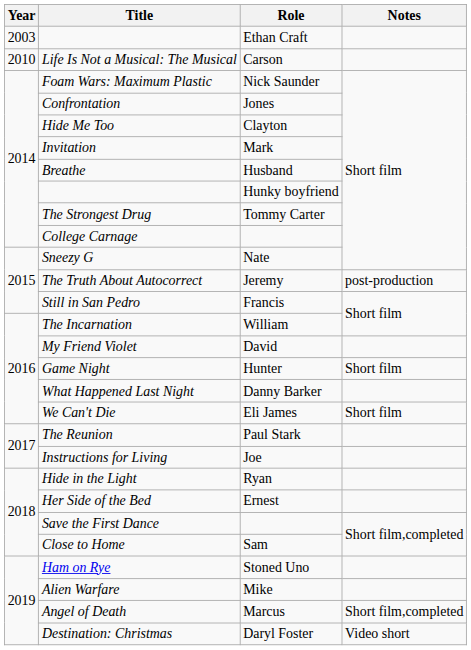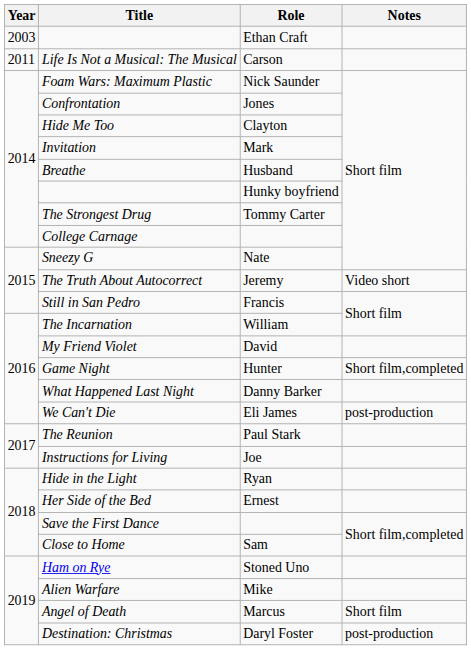(22, 59) 2010 -> (21, 59) 2011
(389, 280) post-production -> (377, 280) Video short
(374, 368) Short film -> (404, 368) Short film,completed
(374, 412) Short film -> (389, 412) post-production
(404, 611) Short film,completed -> (374, 611) Short film
(377, 633) Video short -> (389, 633) post-production
